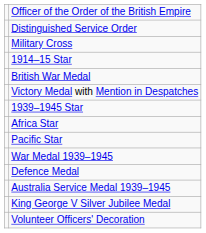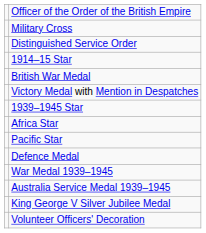rows swapped: (74, 28) <-> (42, 44)
rows swapped: (45, 172) <-> (62, 156)
